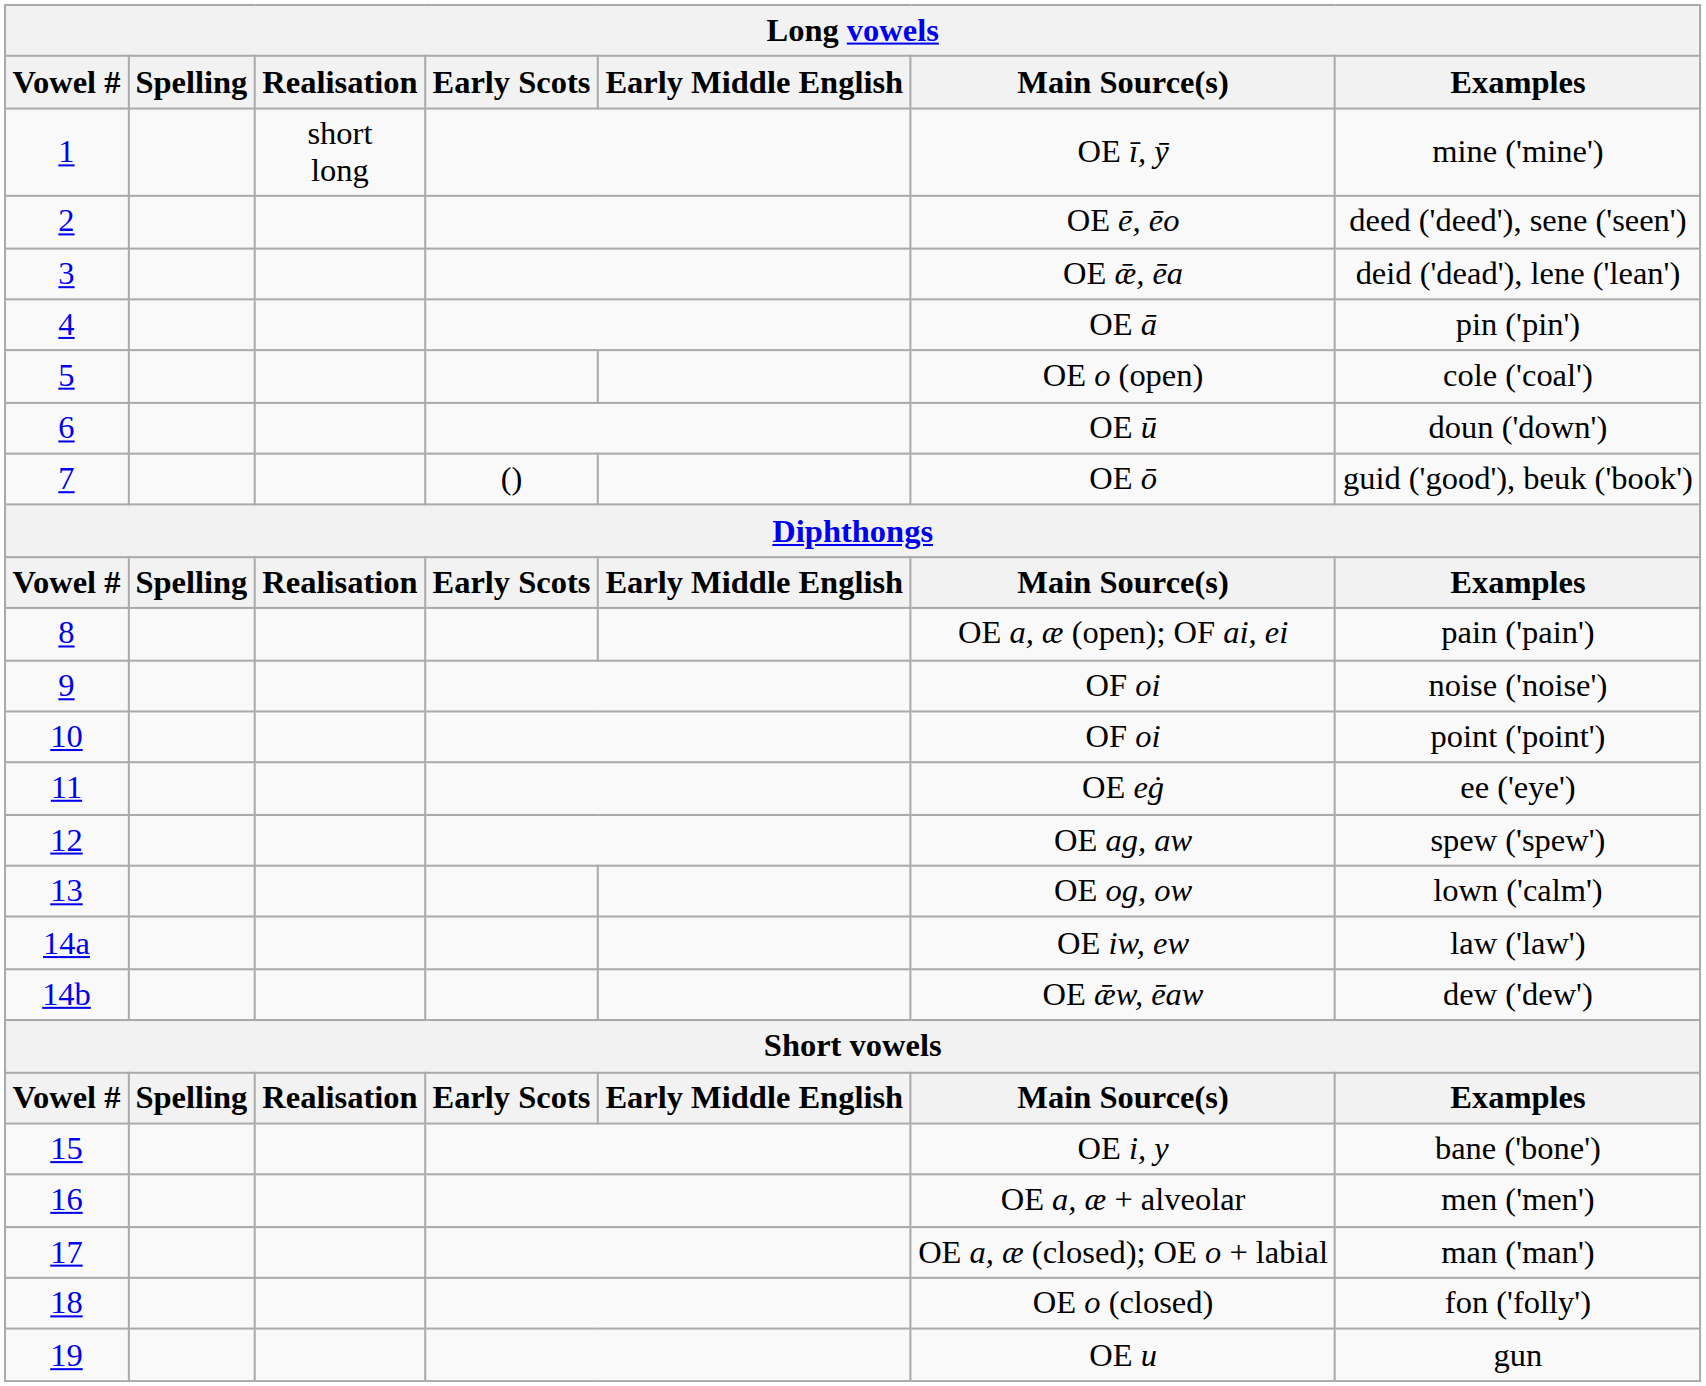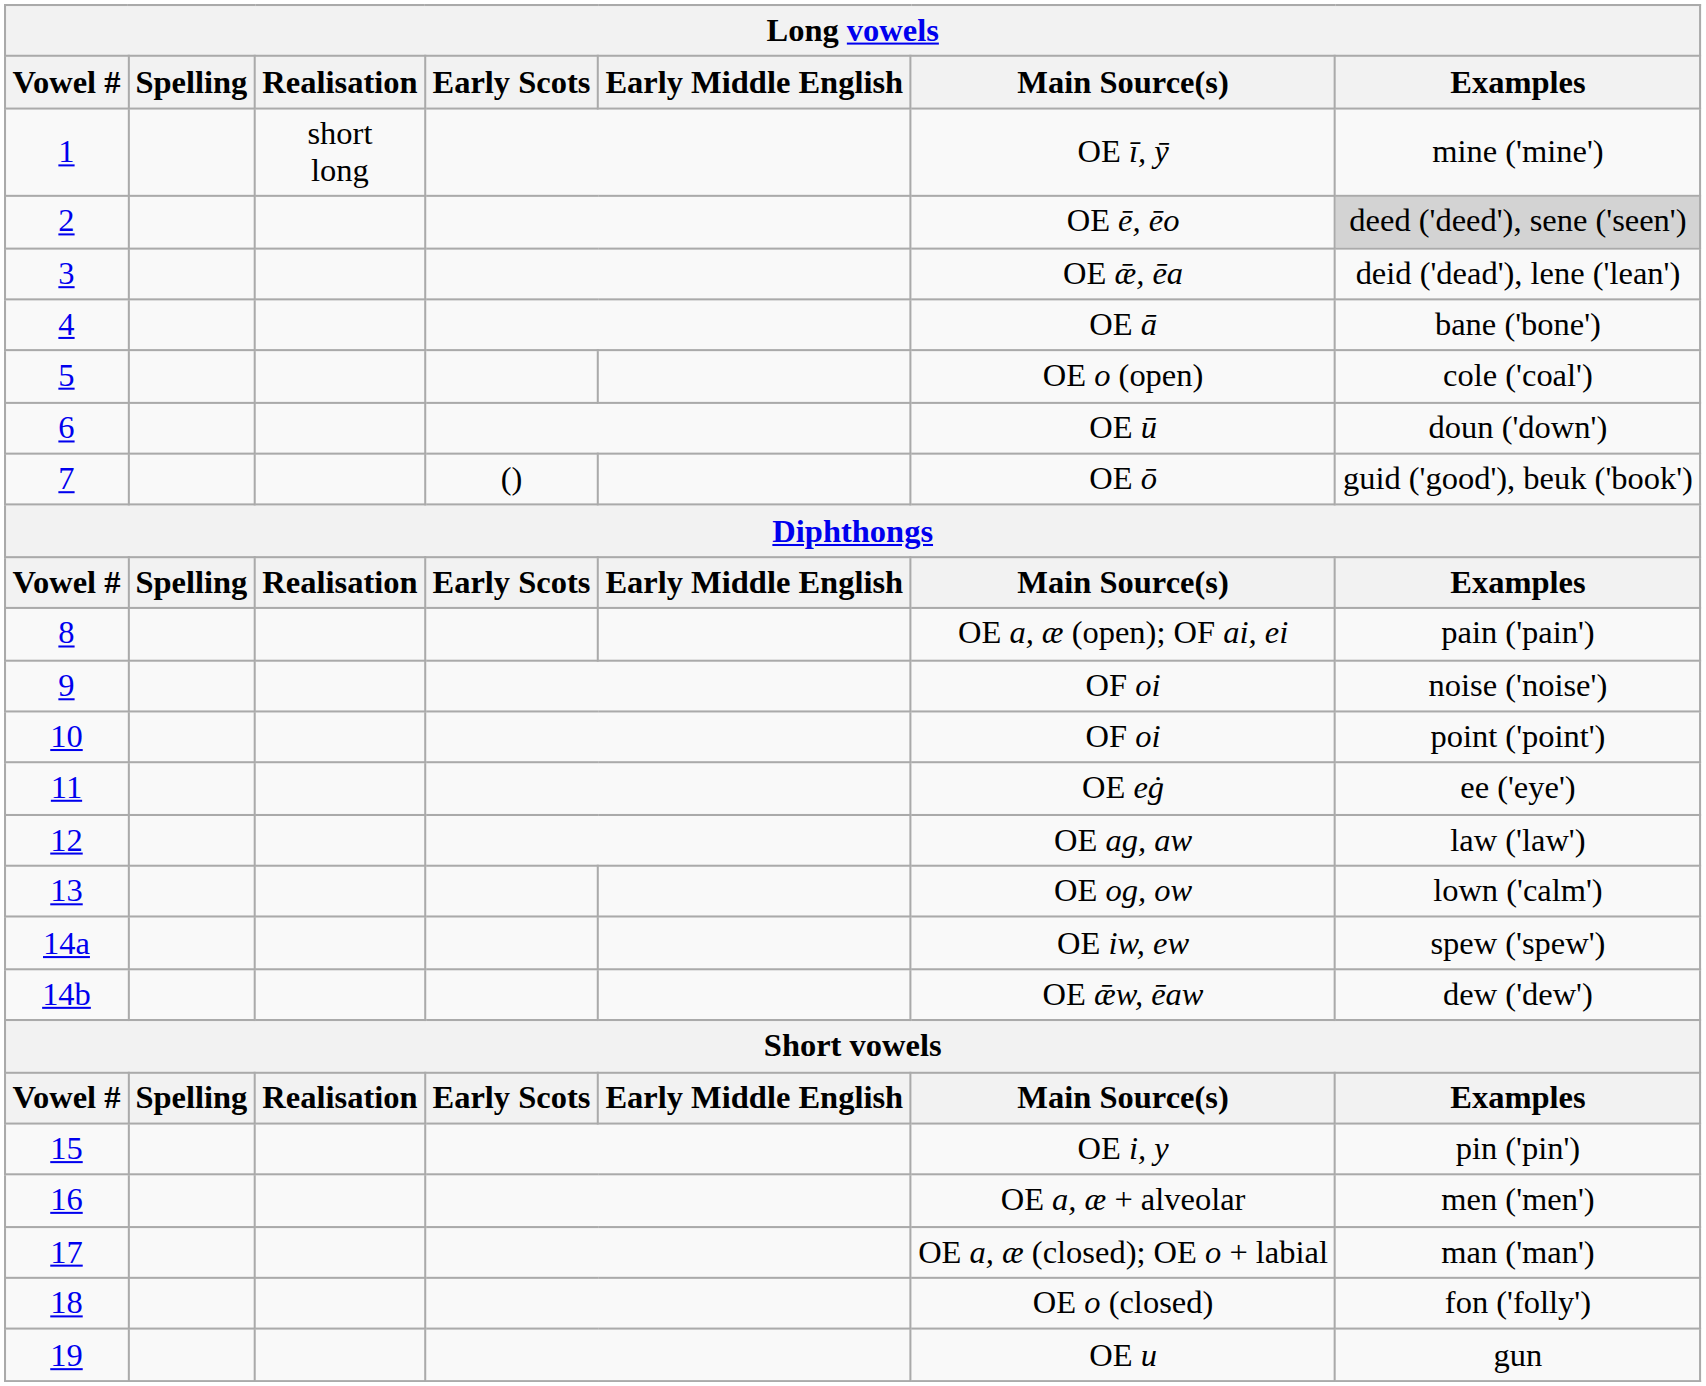(1518, 221) no background -> (1518, 221) lightgrey background
(1518, 324) pin ('pin') -> (1518, 324) bane ('bone')
(1518, 839) spew ('spew') -> (1518, 839) law ('law')
(1518, 942) law ('law') -> (1518, 942) spew ('spew')
(1518, 1148) bane ('bone') -> (1518, 1148) pin ('pin')
